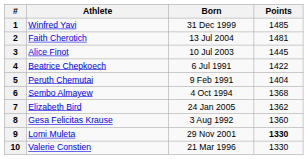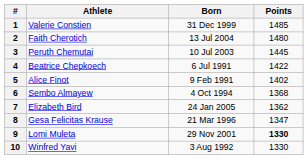(52, 25) Winfred Yavi -> (60, 25) Valerie Constien
(279, 39) 1481 -> (279, 39) 1480
(48, 52) Alice Finot -> (61, 52) Peruth Chemutai
(61, 80) Peruth Chemutai -> (48, 80) Alice Finot
(279, 80) 1404 -> (279, 80) 1402
(211, 121) 3 Aug 1992 -> (211, 121) 21 Mar 1996
(279, 121) 1360 -> (279, 121) 1347
(60, 148) Valerie Constien -> (52, 148) Winfred Yavi
(211, 148) 21 Mar 1996 -> (211, 148) 3 Aug 1992
